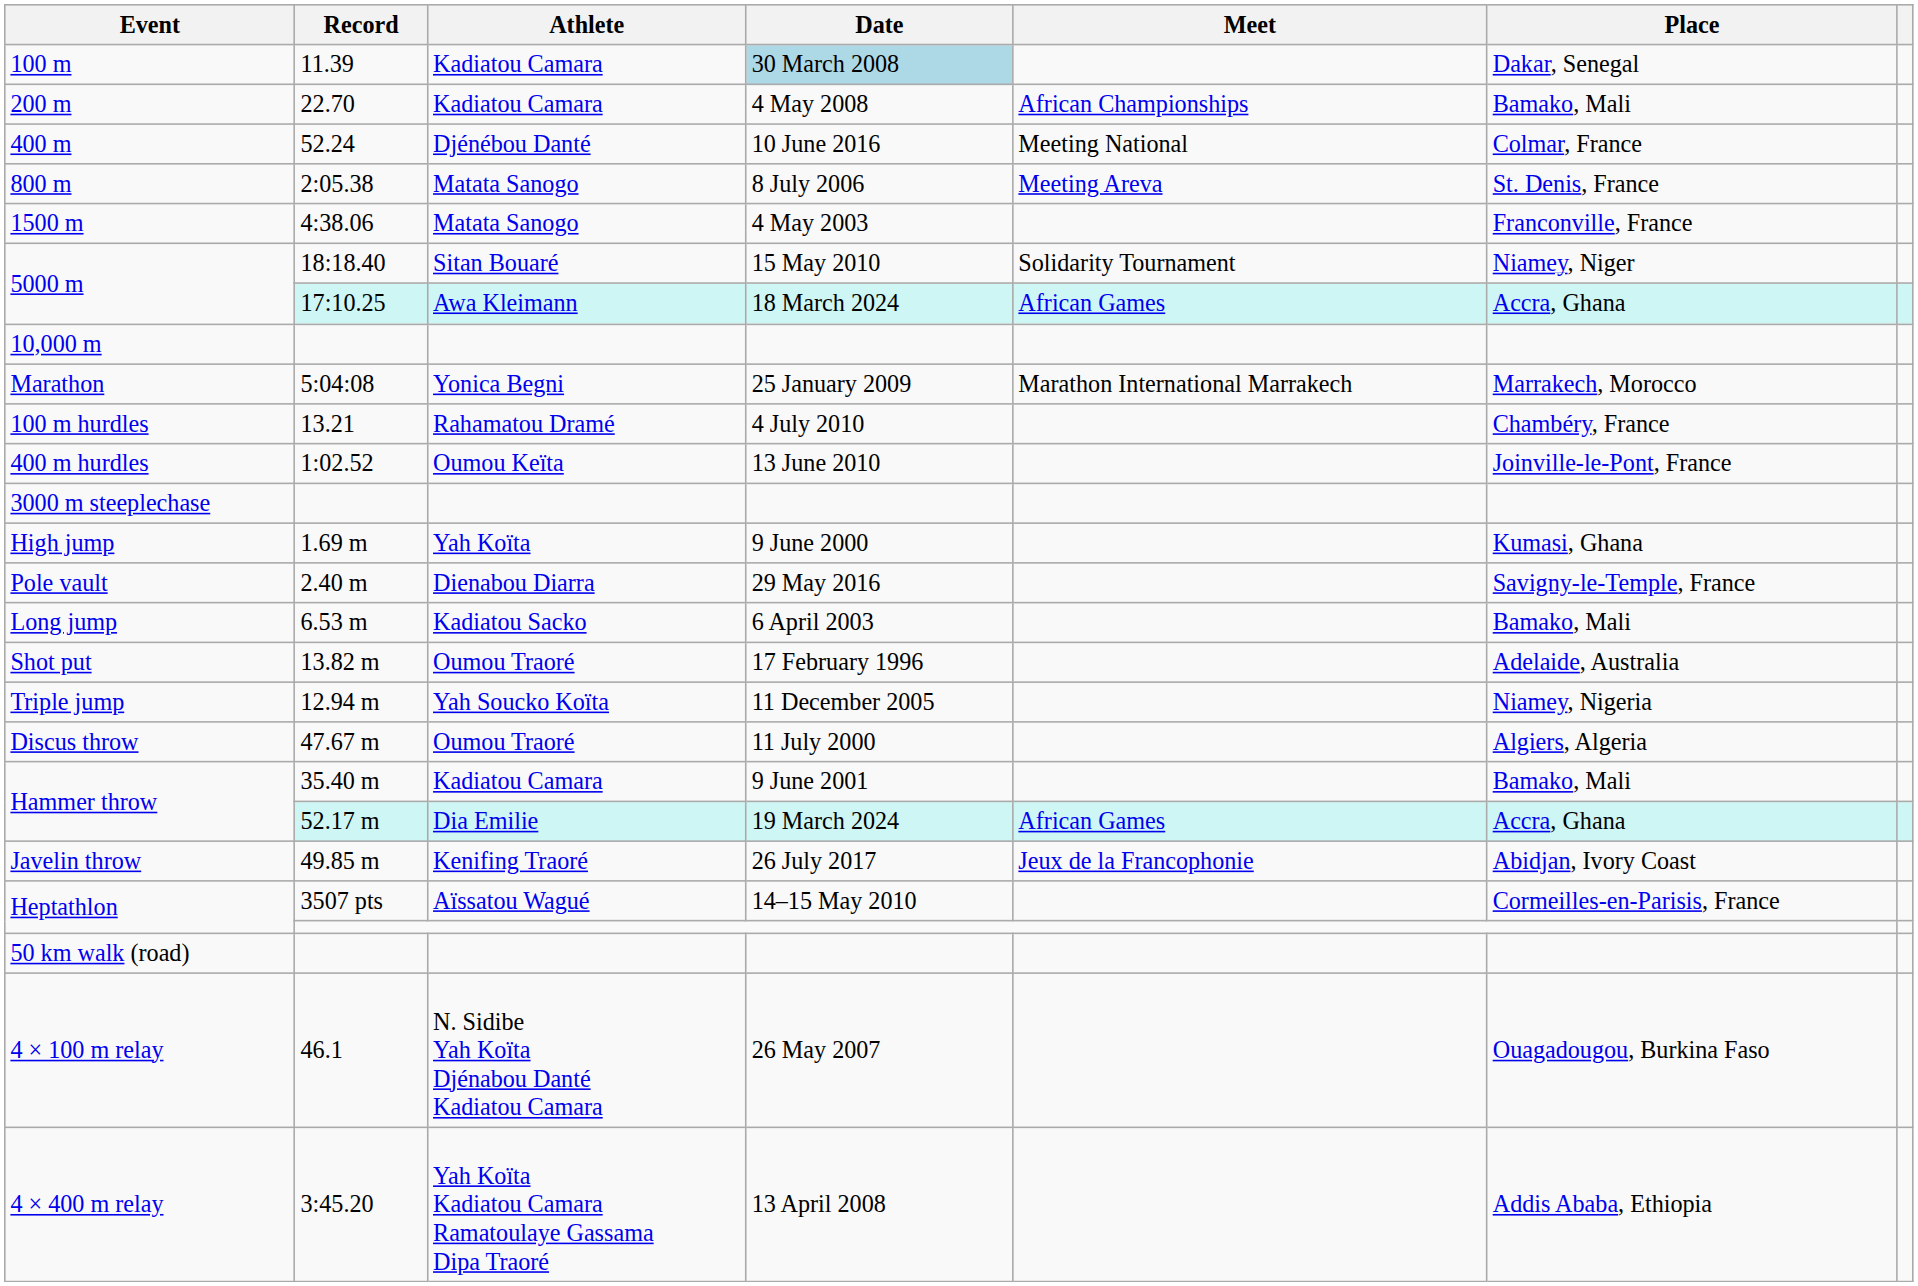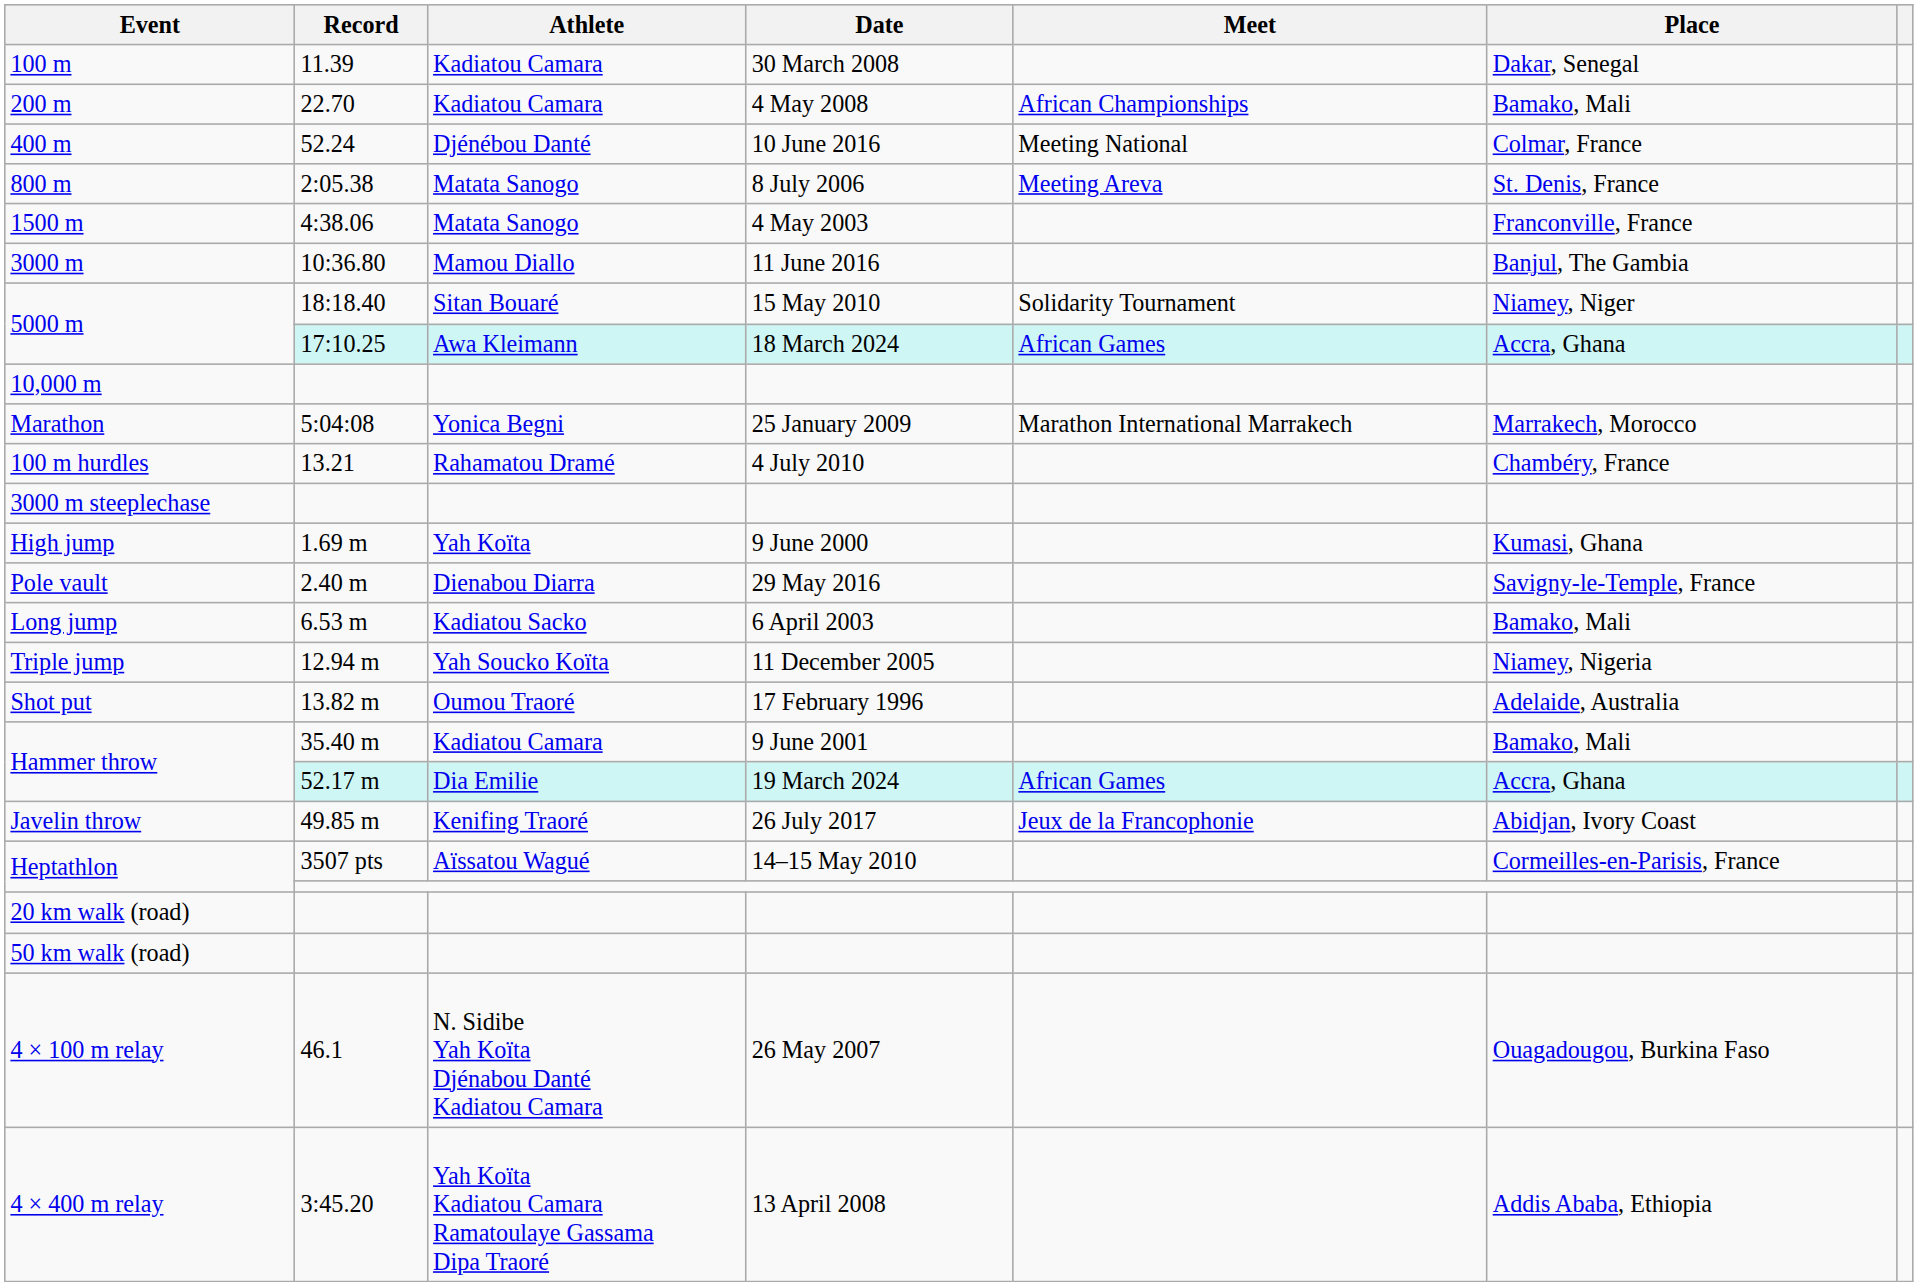(825, 64) lightblue background -> (825, 64) no background
+ row: (47, 263)
- row: (80, 462)
rows swapped: (67, 702) <-> (51, 662)
- row: (74, 741)
+ row: (100, 912)
